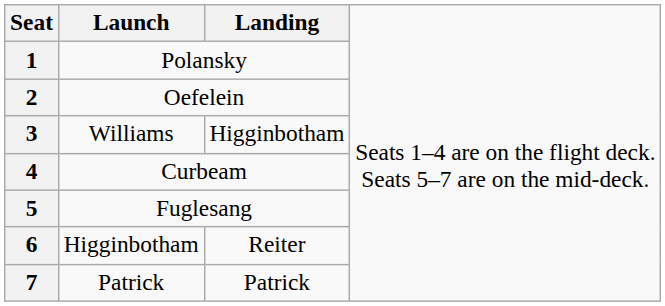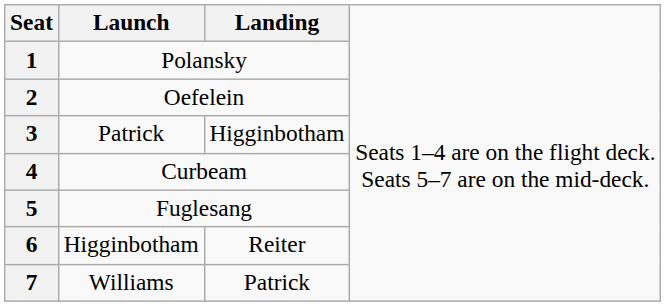(131, 134) Williams -> (131, 134) Patrick
(131, 282) Patrick -> (131, 282) Williams
